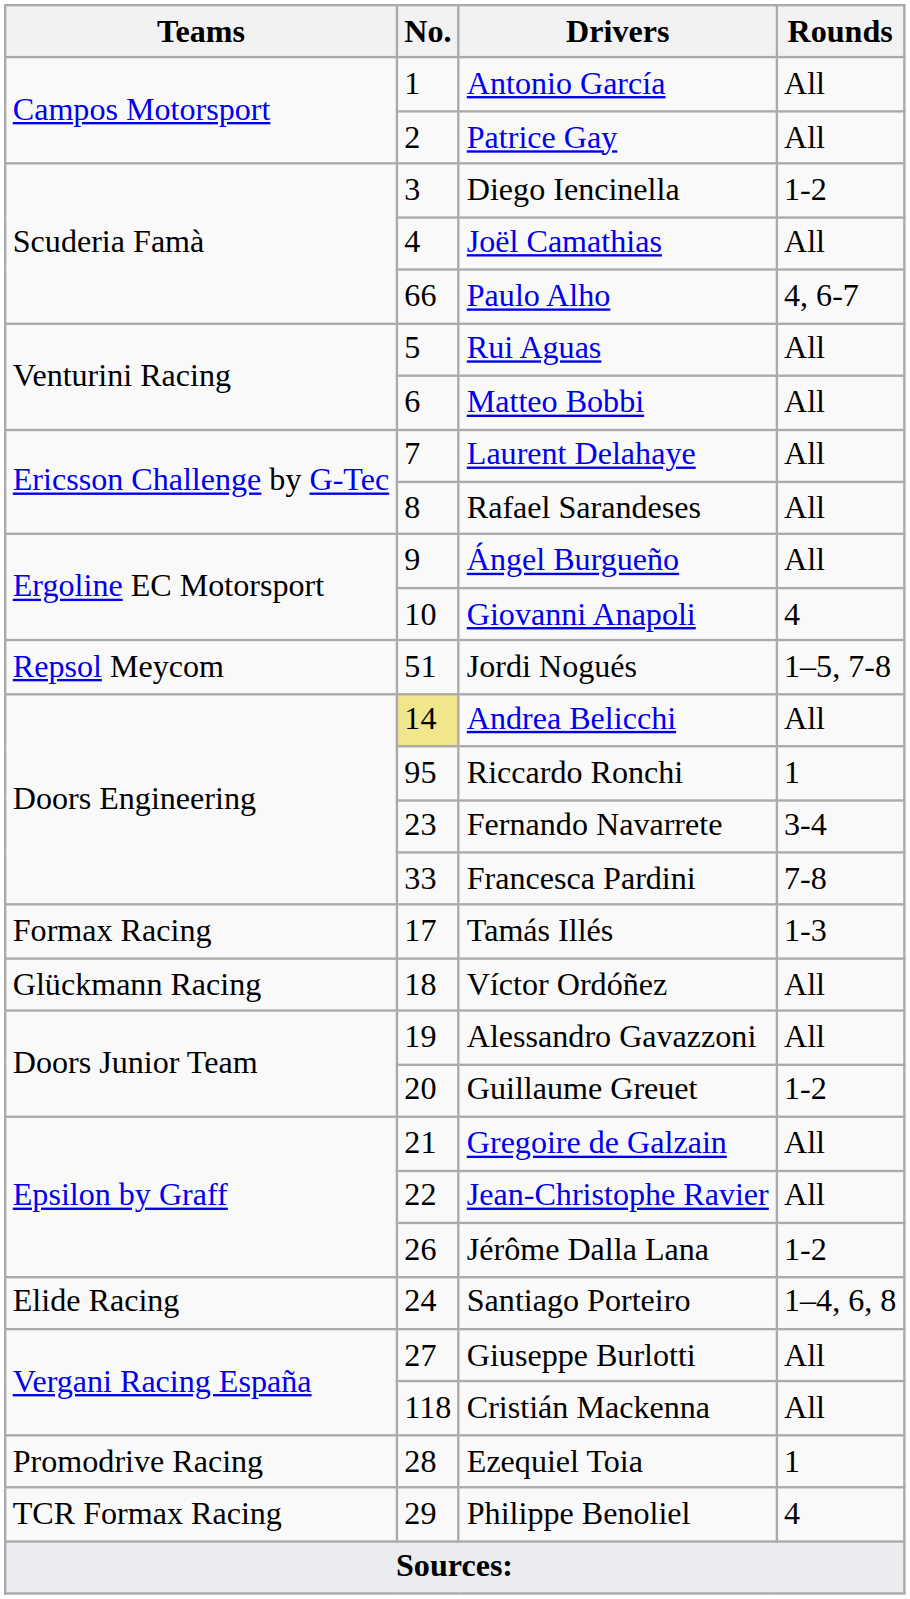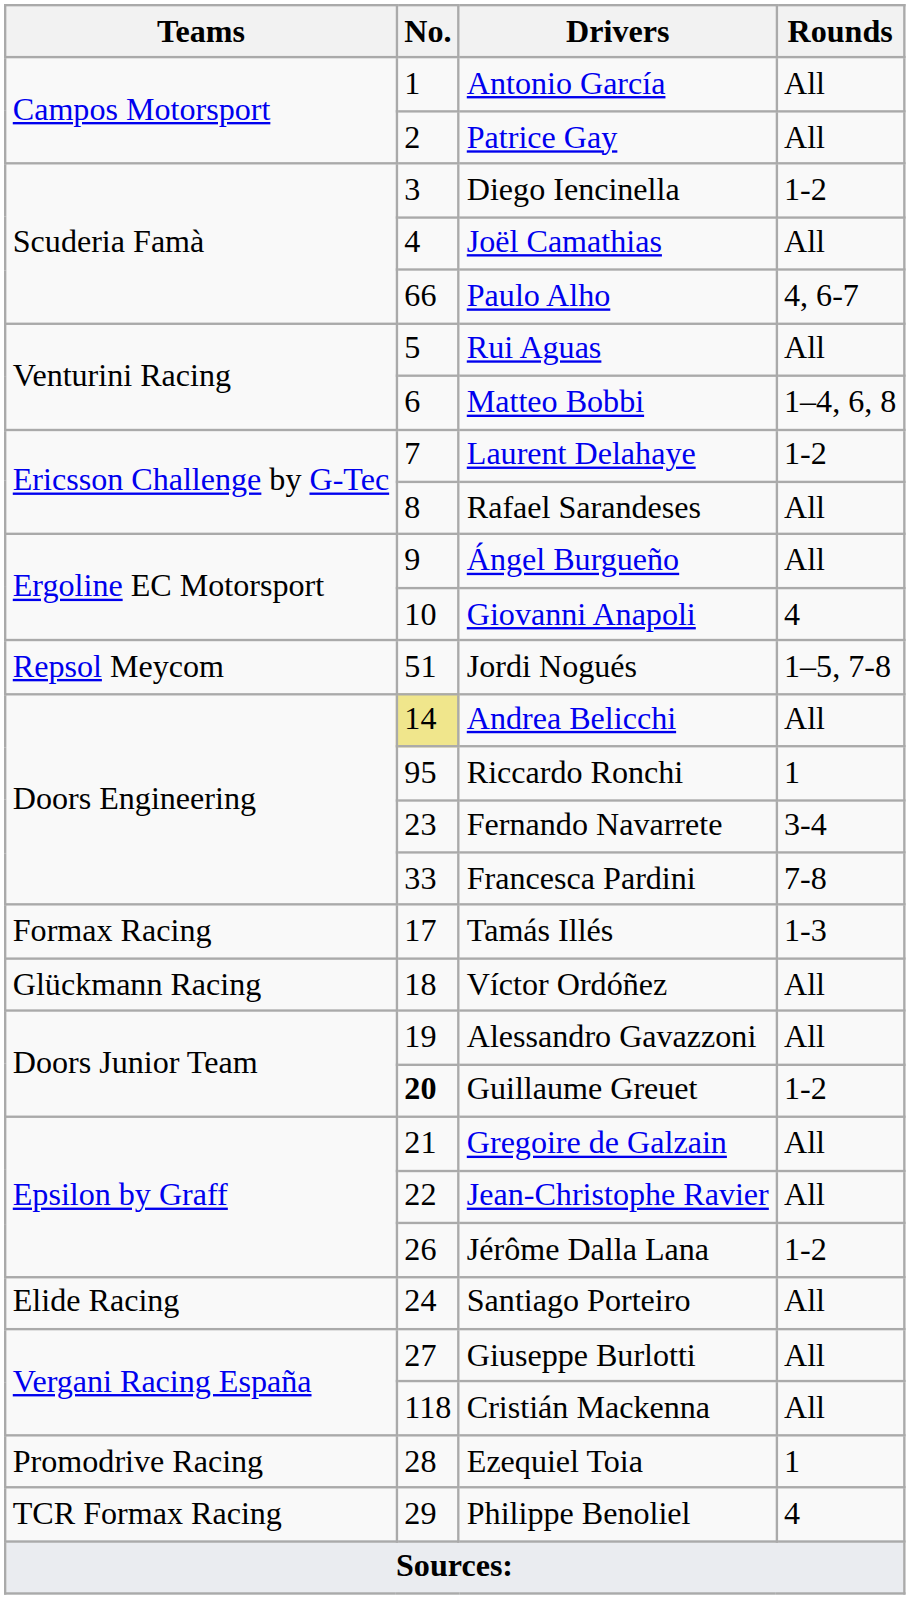(805, 401) All -> (840, 401) 1–4, 6, 8
(805, 454) All -> (805, 454) 1-2
(420, 1089) normal -> (420, 1089) bold
(840, 1301) 1–4, 6, 8 -> (805, 1301) All
